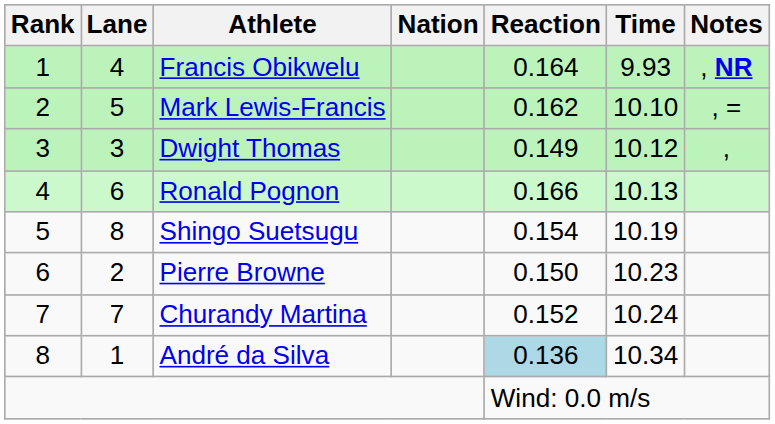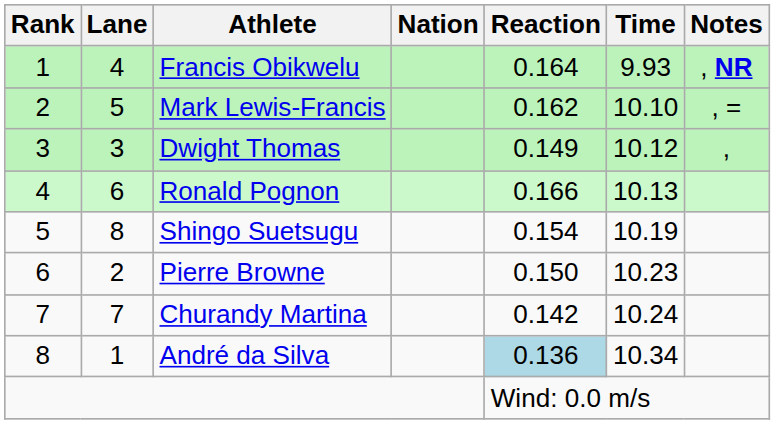(546, 314) 0.152 -> (546, 314) 0.142
